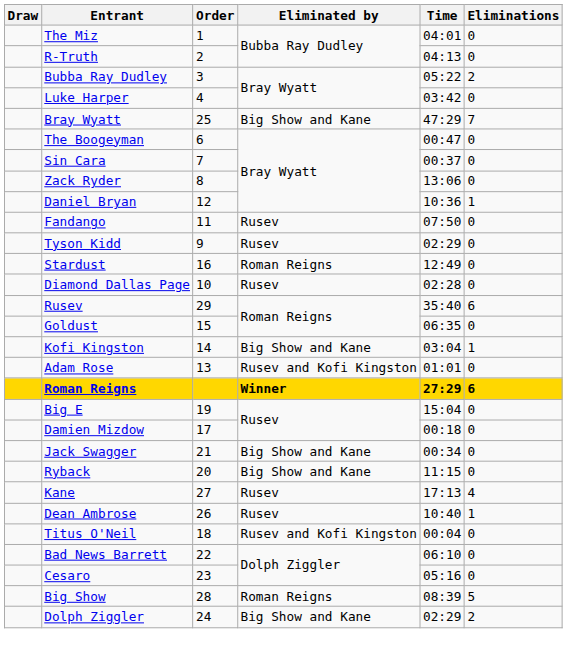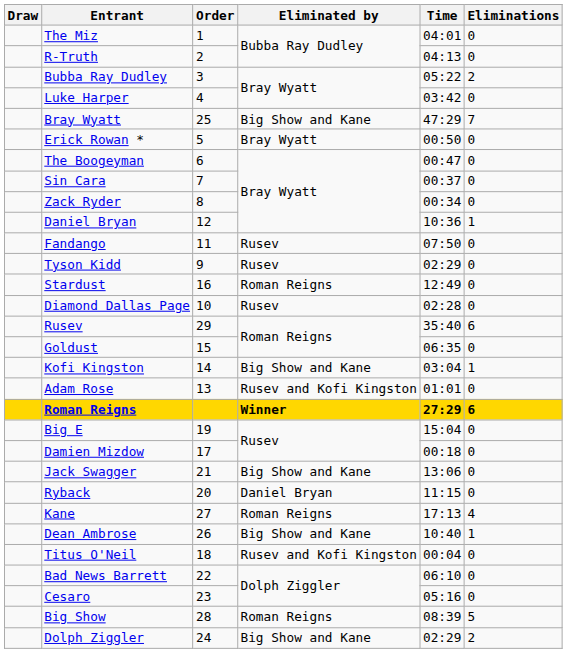+ row: (94, 139)
(442, 181) 13:06 -> (442, 202) 00:34
(442, 451) 00:34 -> (442, 472) 13:06
(306, 472) Big Show and Kane -> (287, 492) Daniel Bryan
(260, 492) Rusev -> (287, 513) Roman Reigns
(260, 513) Rusev -> (306, 534) Big Show and Kane
